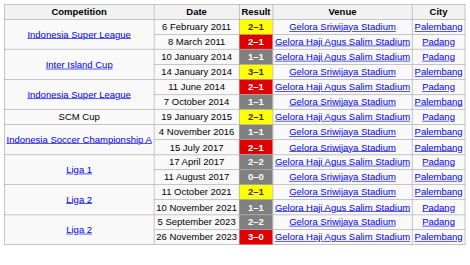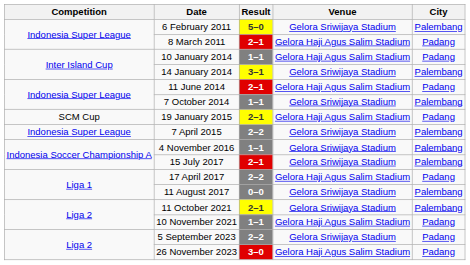(256, 27) 2–1 -> (256, 27) 5–0
+ row: (197, 132)
(439, 237) Palembang -> (439, 252) Padang
